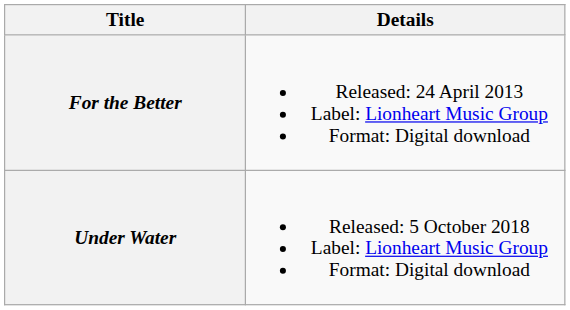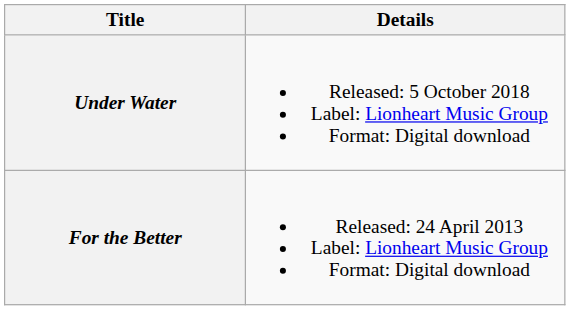rows swapped: (125, 102) <-> (125, 237)
